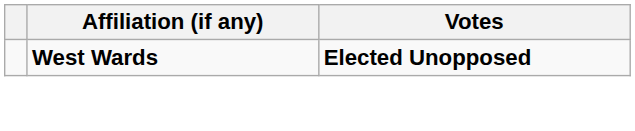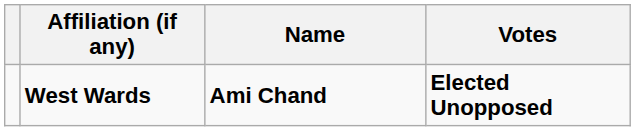+ column: (315, 34)
